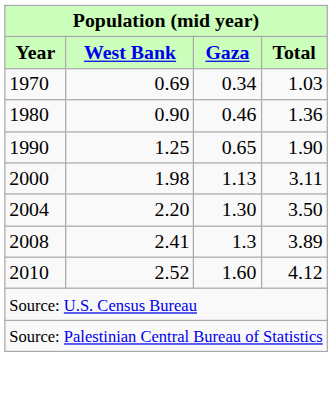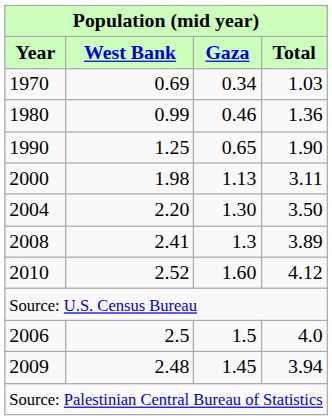(172, 115) 0.90 -> (172, 115) 0.99
+ row: (29, 335)
+ row: (29, 367)
